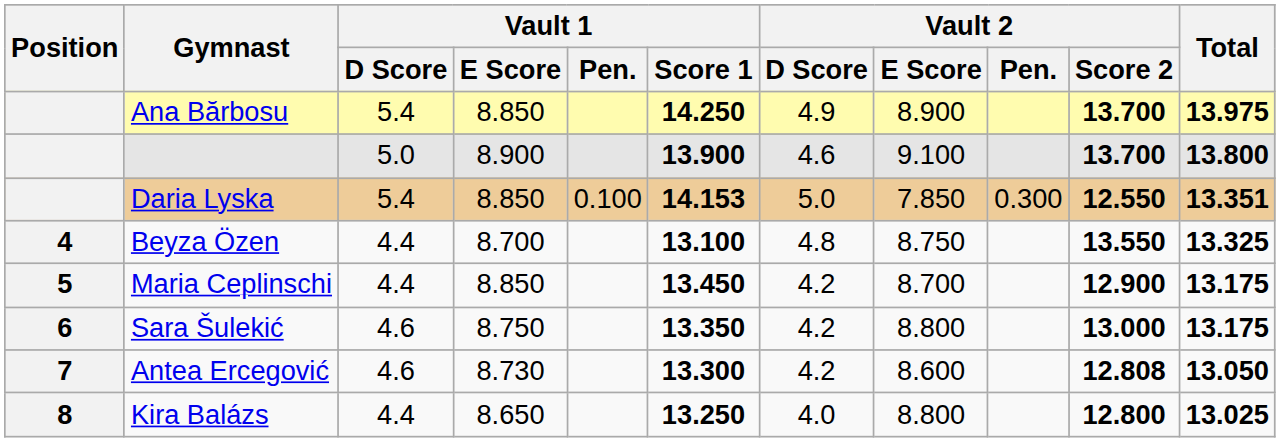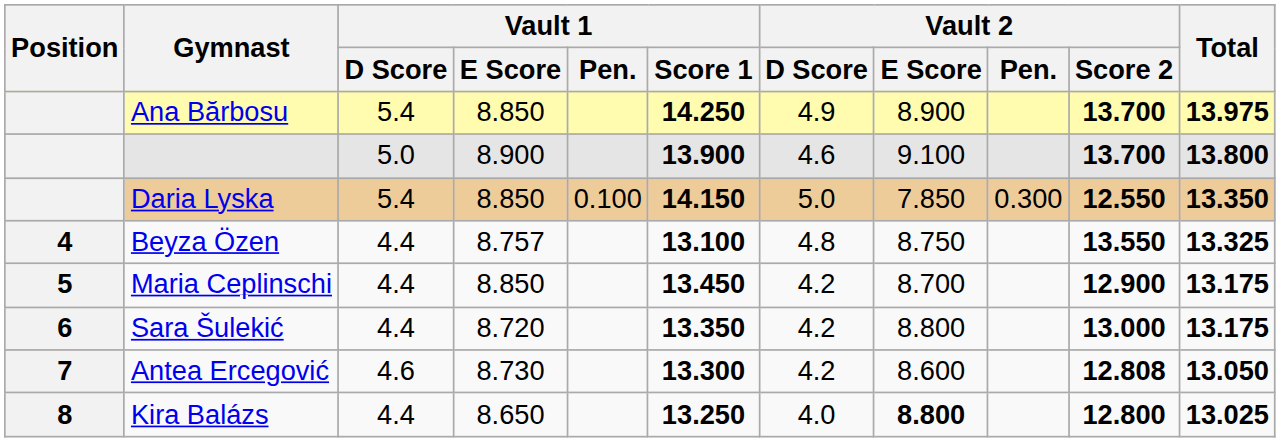(703, 198) 14.153 -> (703, 198) 14.150
(1227, 198) 13.351 -> (1227, 198) 13.350
(511, 241) 8.700 -> (511, 241) 8.757
(396, 328) 4.6 -> (396, 328) 4.4
(511, 328) 8.750 -> (511, 328) 8.720
(931, 414) normal -> (931, 414) bold
